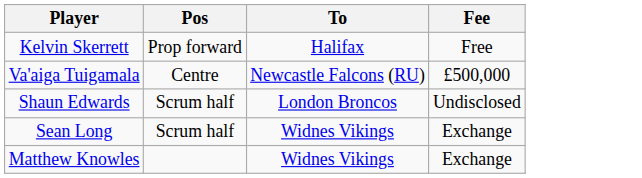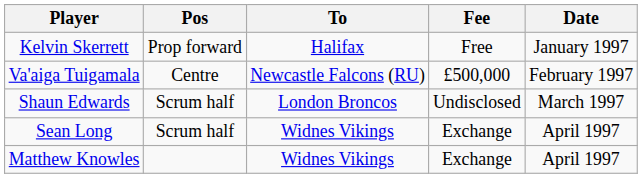+ column: (581, 18)
